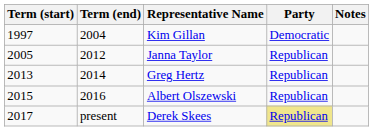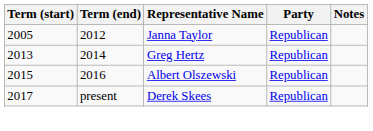- row: (176, 34)
(299, 116) khaki background -> (299, 95) no background
